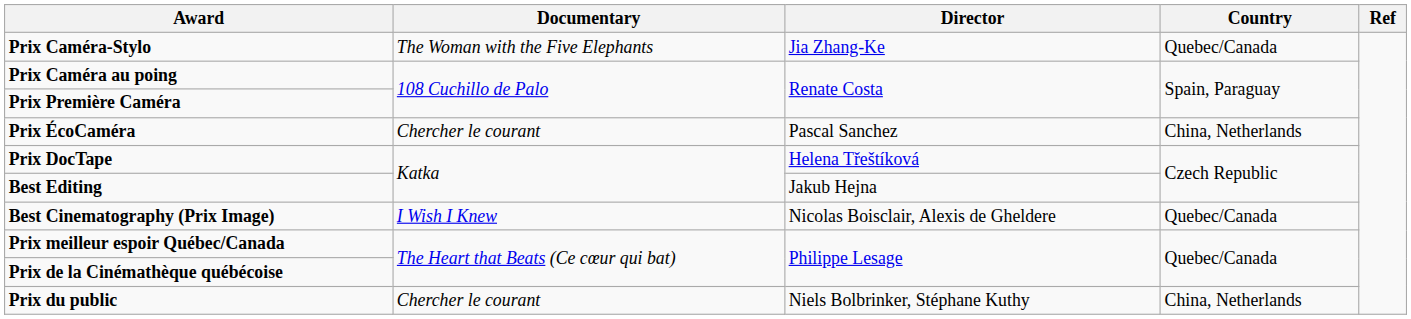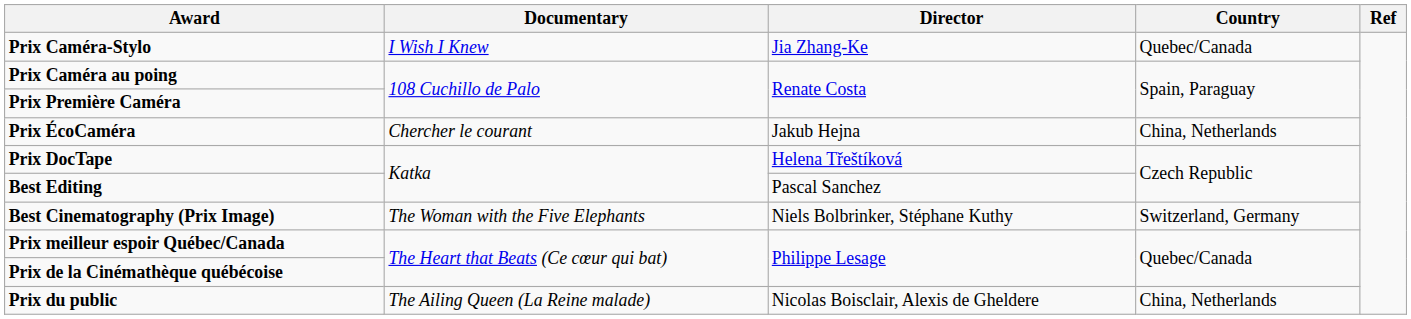(525, 46) The Woman with the Five Elephants -> (439, 46) I Wish I Knew
(843, 131) Pascal Sanchez -> (816, 131) Jakub Hejna
(833, 187) Jakub Hejna -> (826, 187) Pascal Sanchez
(447, 215) I Wish I Knew -> (517, 215) The Woman with the Five Elephants
(922, 215) Nicolas Boisclair, Alexis de Gheldere -> (892, 215) Niels Bolbrinker, Stéphane Kuthy
(1221, 215) Quebec/Canada -> (1220, 215) Switzerland, Germany
(469, 300) Chercher le courant -> (519, 300) The Ailing Queen (La Reine malade)
(909, 300) Niels Bolbrinker, Stéphane Kuthy -> (905, 300) Nicolas Boisclair, Alexis de Gheldere
